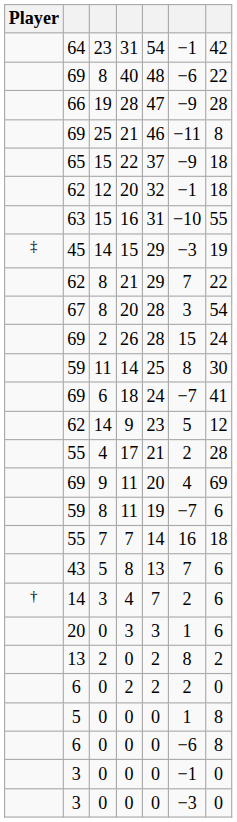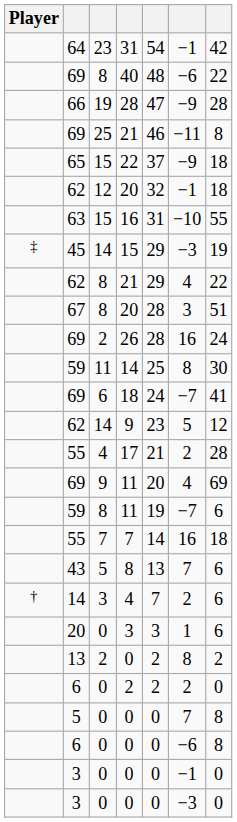(187, 281) 7 -> (187, 281) 4
(219, 310) 54 -> (219, 310) 51
(187, 339) 15 -> (187, 339) 16
(187, 716) 1 -> (187, 716) 7
